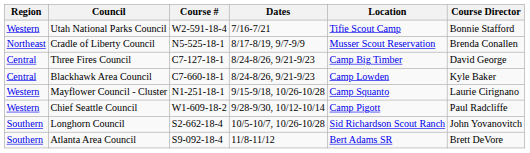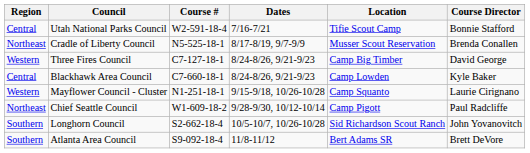(23, 28) Western -> (21, 28) Central
(21, 60) Central -> (23, 60) Western
(23, 108) Western -> (26, 108) Northeast
